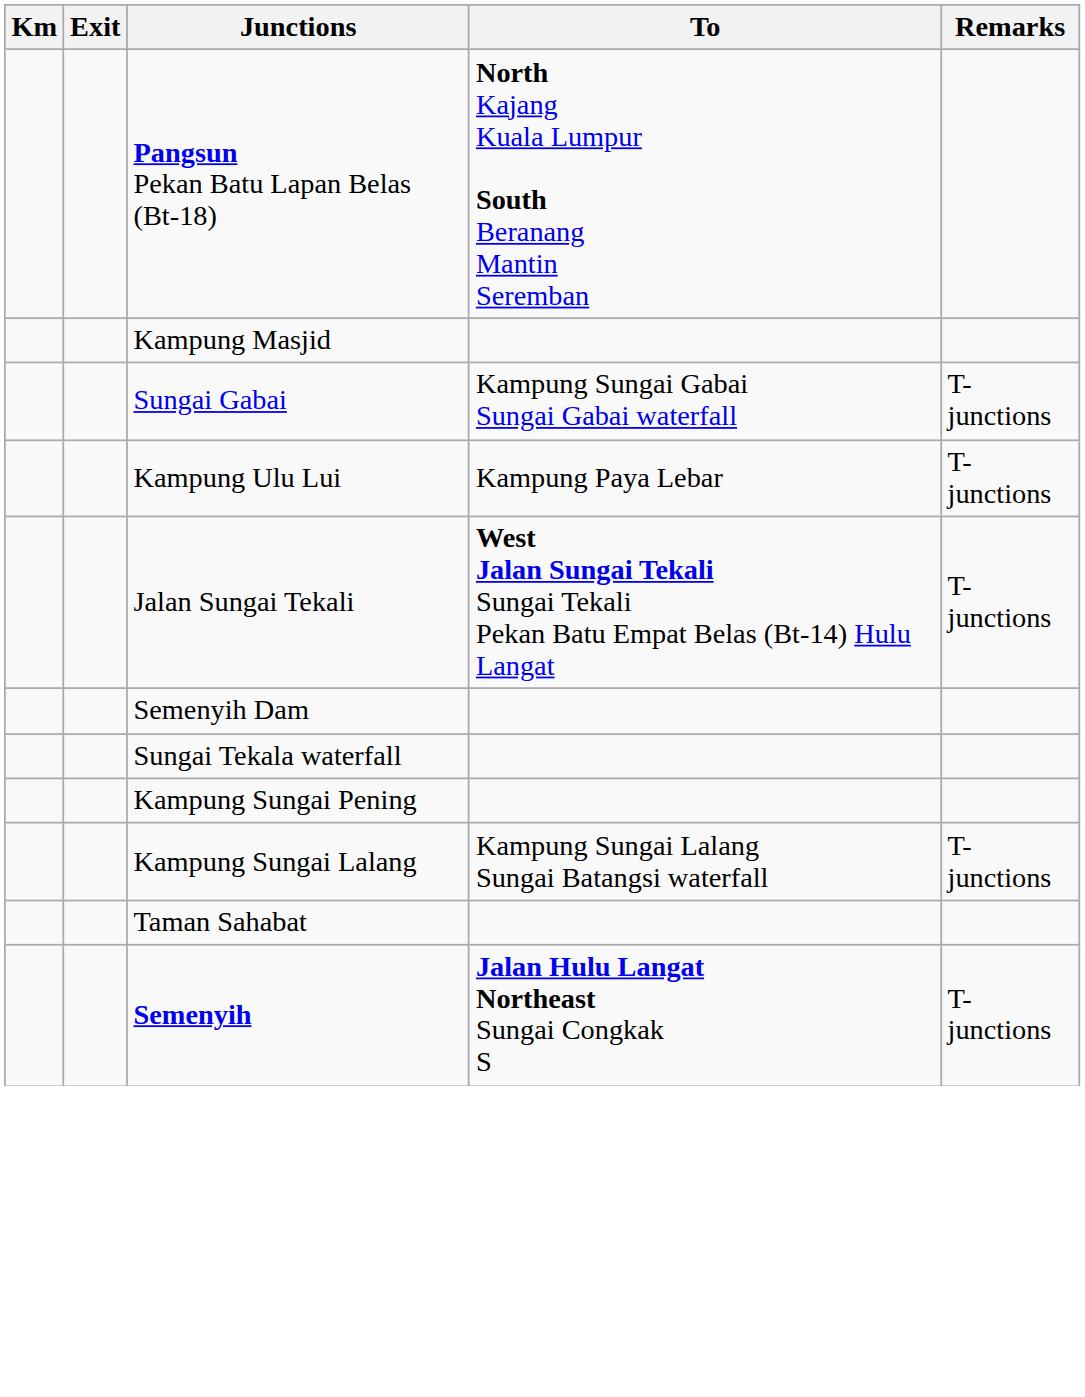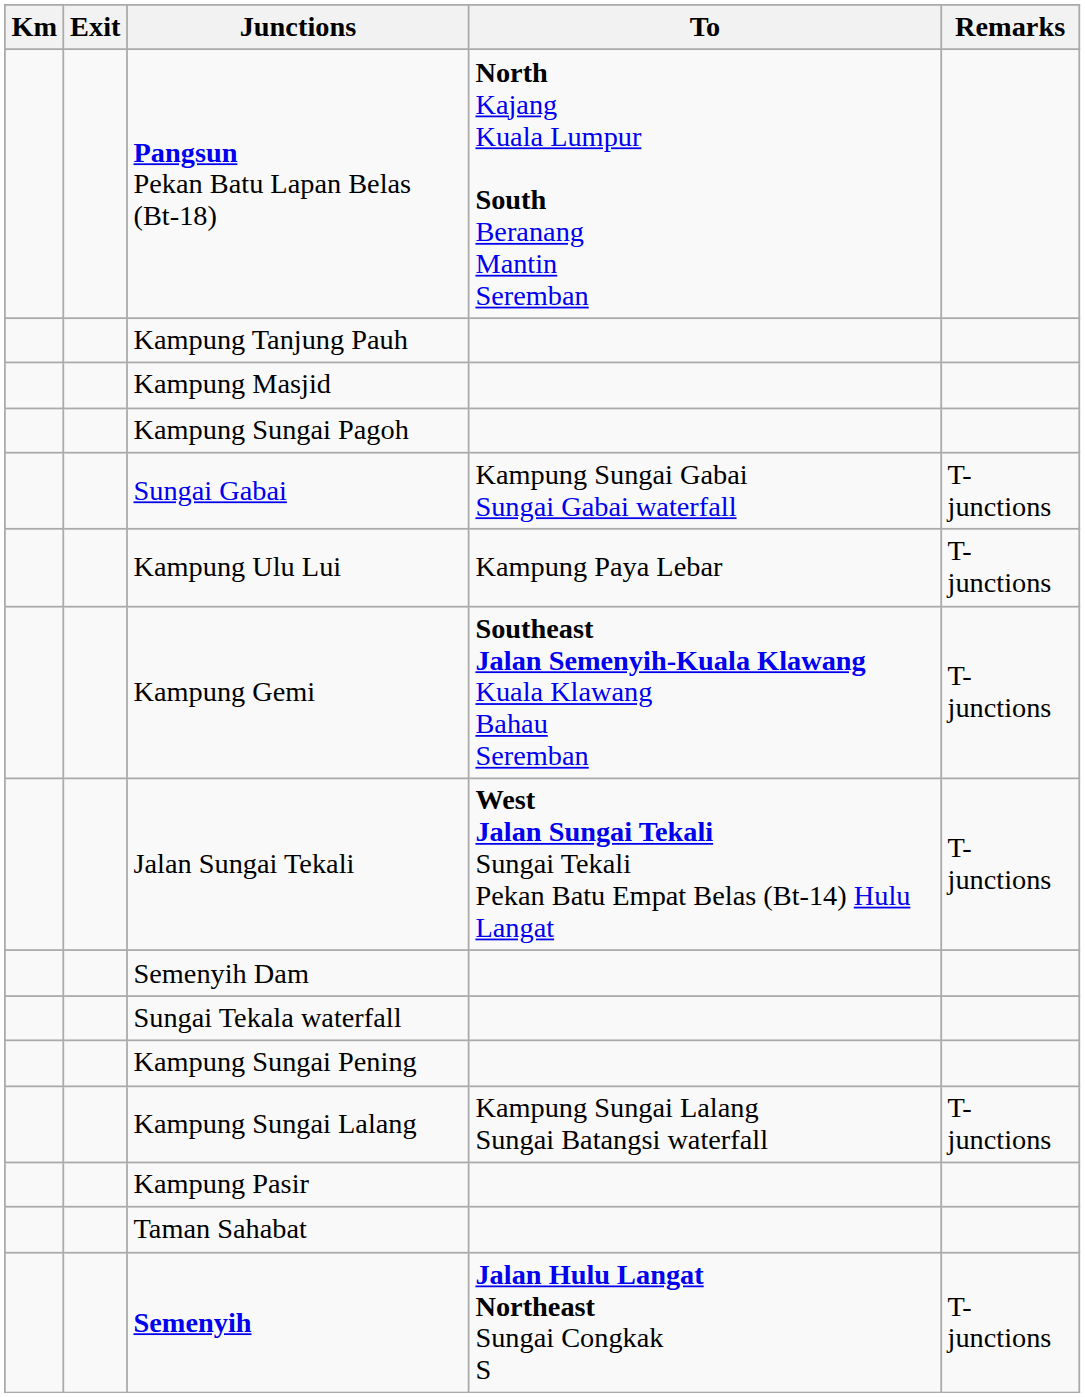+ row: (271, 339)
+ row: (271, 429)
+ row: (224, 691)
+ row: (221, 1184)
